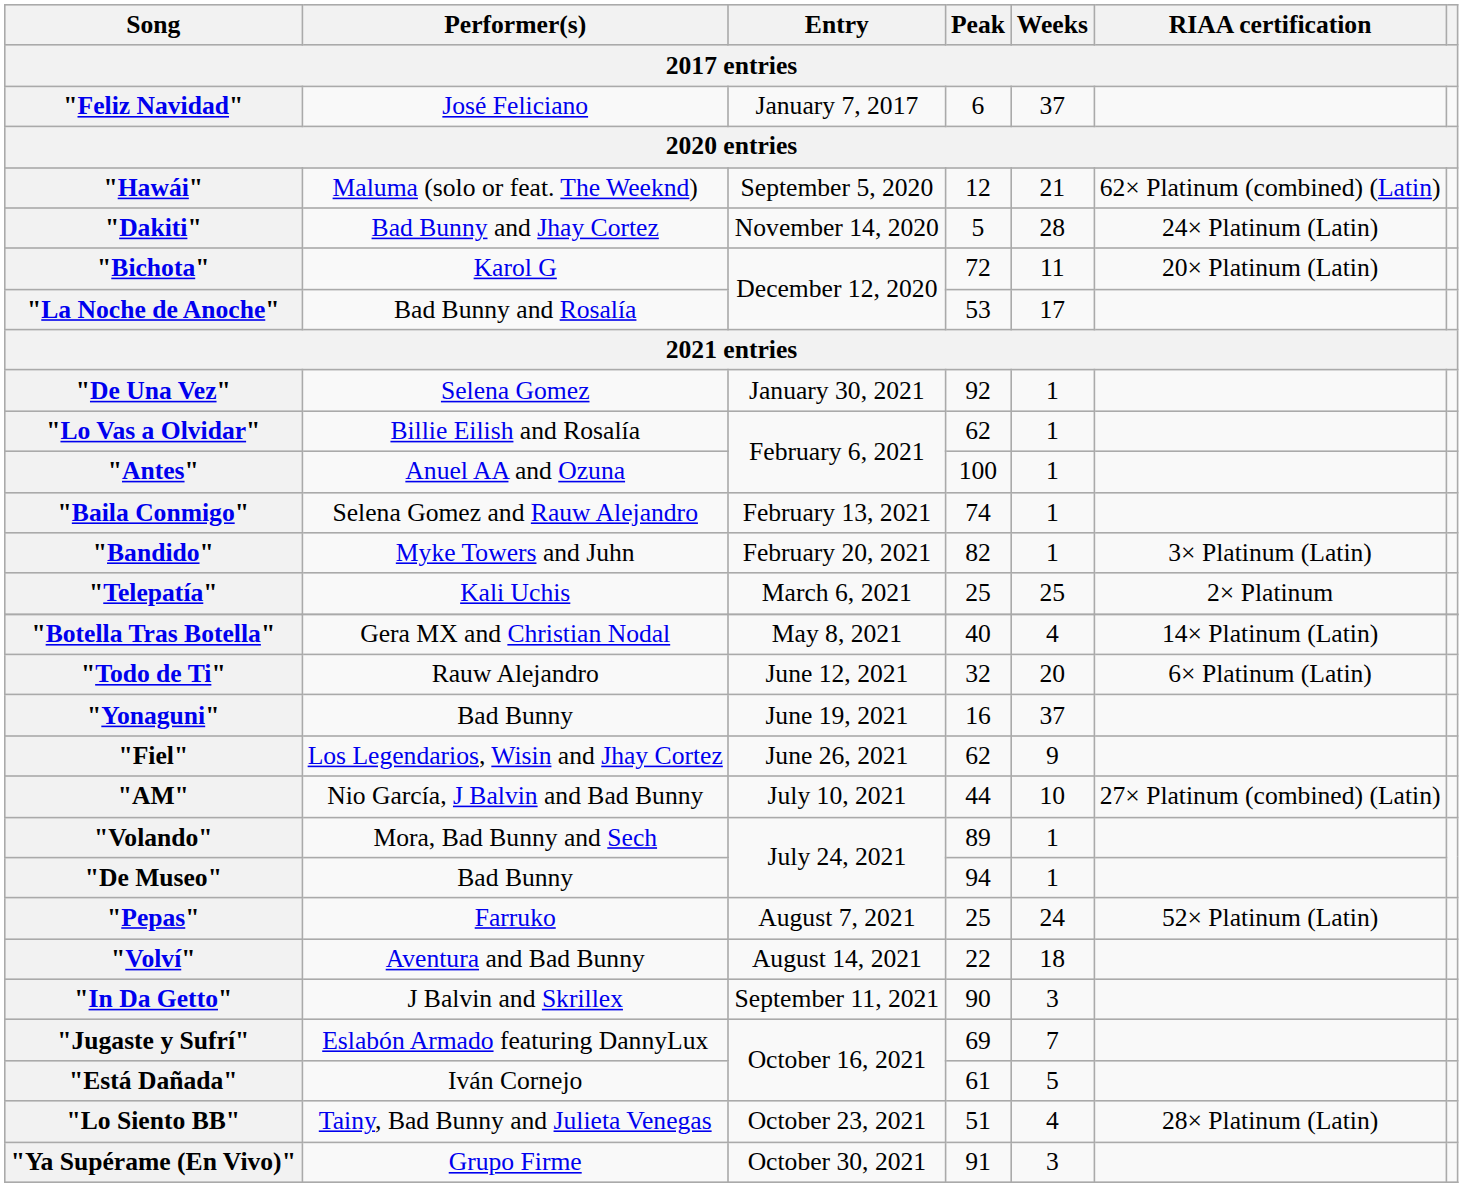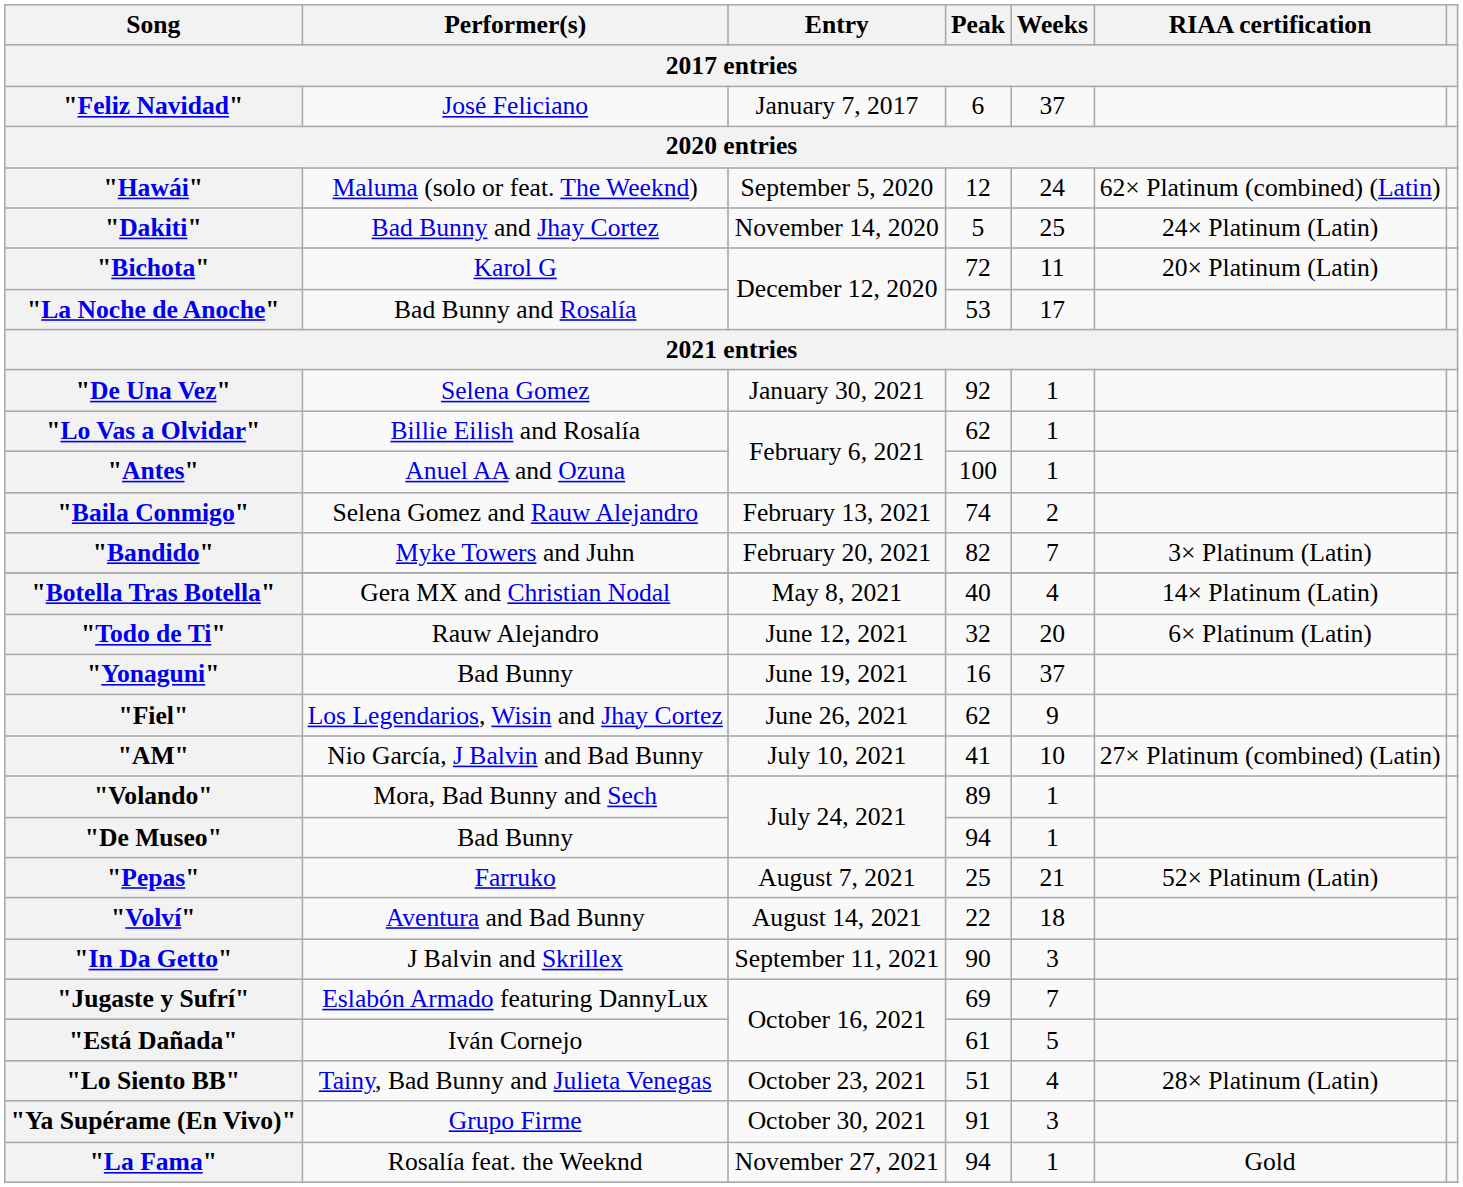(1052, 187) 21 -> (1052, 187) 24
(1052, 227) 28 -> (1052, 227) 25
(1052, 512) 1 -> (1052, 512) 2
(1052, 552) 1 -> (1052, 552) 7
- row: (153, 593)
(978, 796) 44 -> (978, 755) 41
(1052, 918) 24 -> (1052, 877) 21
+ row: (153, 1161)
